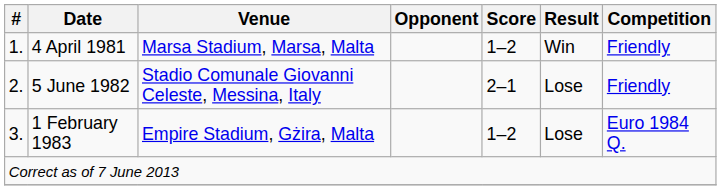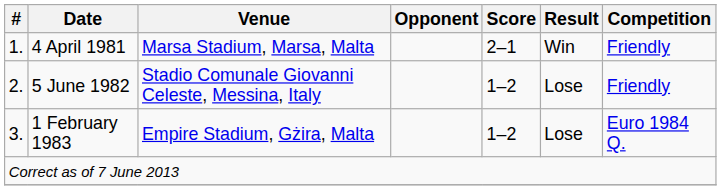(501, 47) 1–2 -> (501, 47) 2–1
(501, 85) 2–1 -> (501, 85) 1–2
